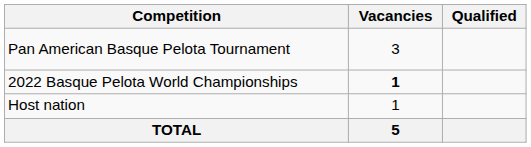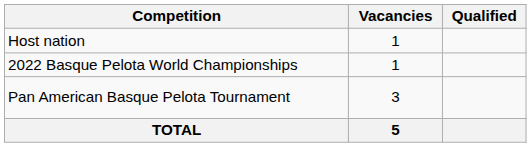rows swapped: (46, 105) <-> (149, 49)
(396, 81) bold -> (396, 64) normal
